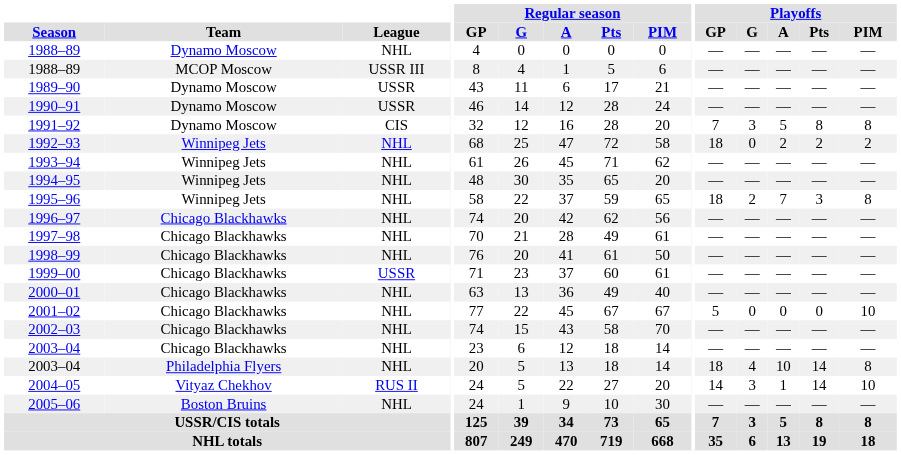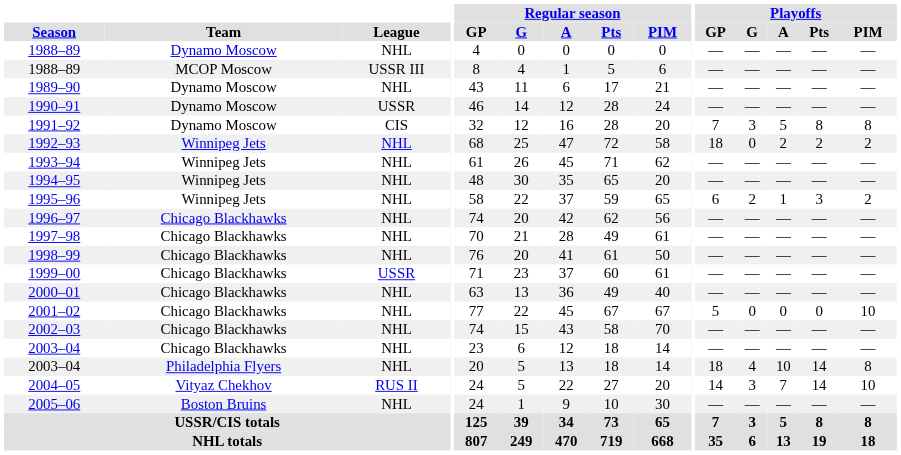(396, 87) USSR -> (396, 87) NHL
(716, 199) 18 -> (716, 199) 6
(783, 199) 7 -> (783, 199) 1
(868, 199) 8 -> (868, 199) 2
(783, 385) 1 -> (783, 385) 7
